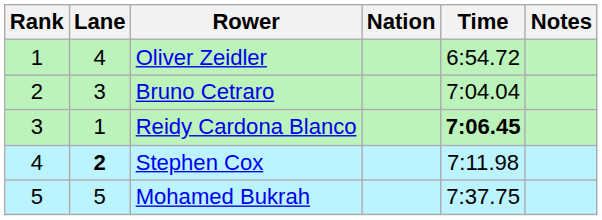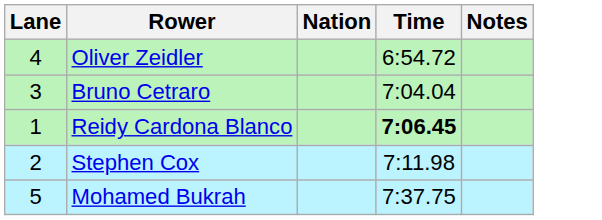- column: (37, 22)
(100, 162) bold -> (36, 162) normal
